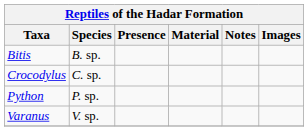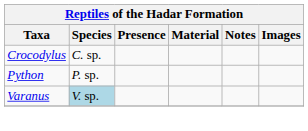- row: (19, 55)
(85, 116) no background -> (85, 95) lightblue background
